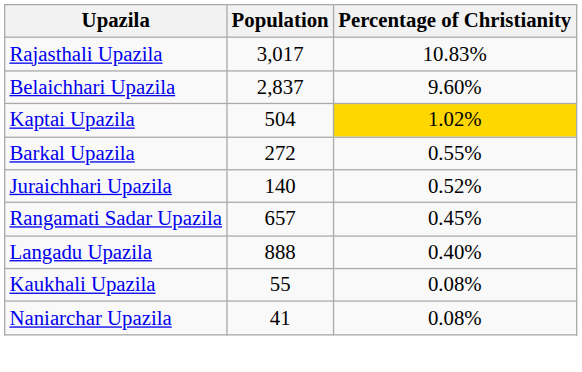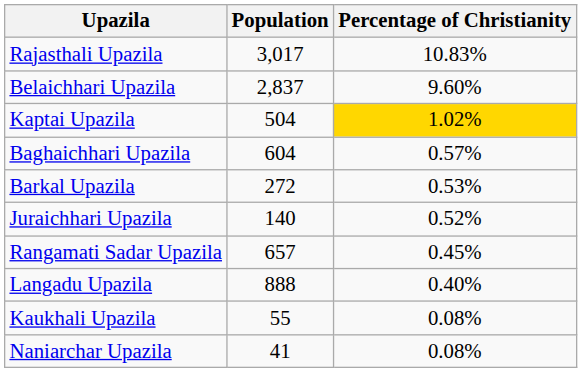+ row: (100, 152)
(455, 152) 0.55% -> (455, 185) 0.53%
